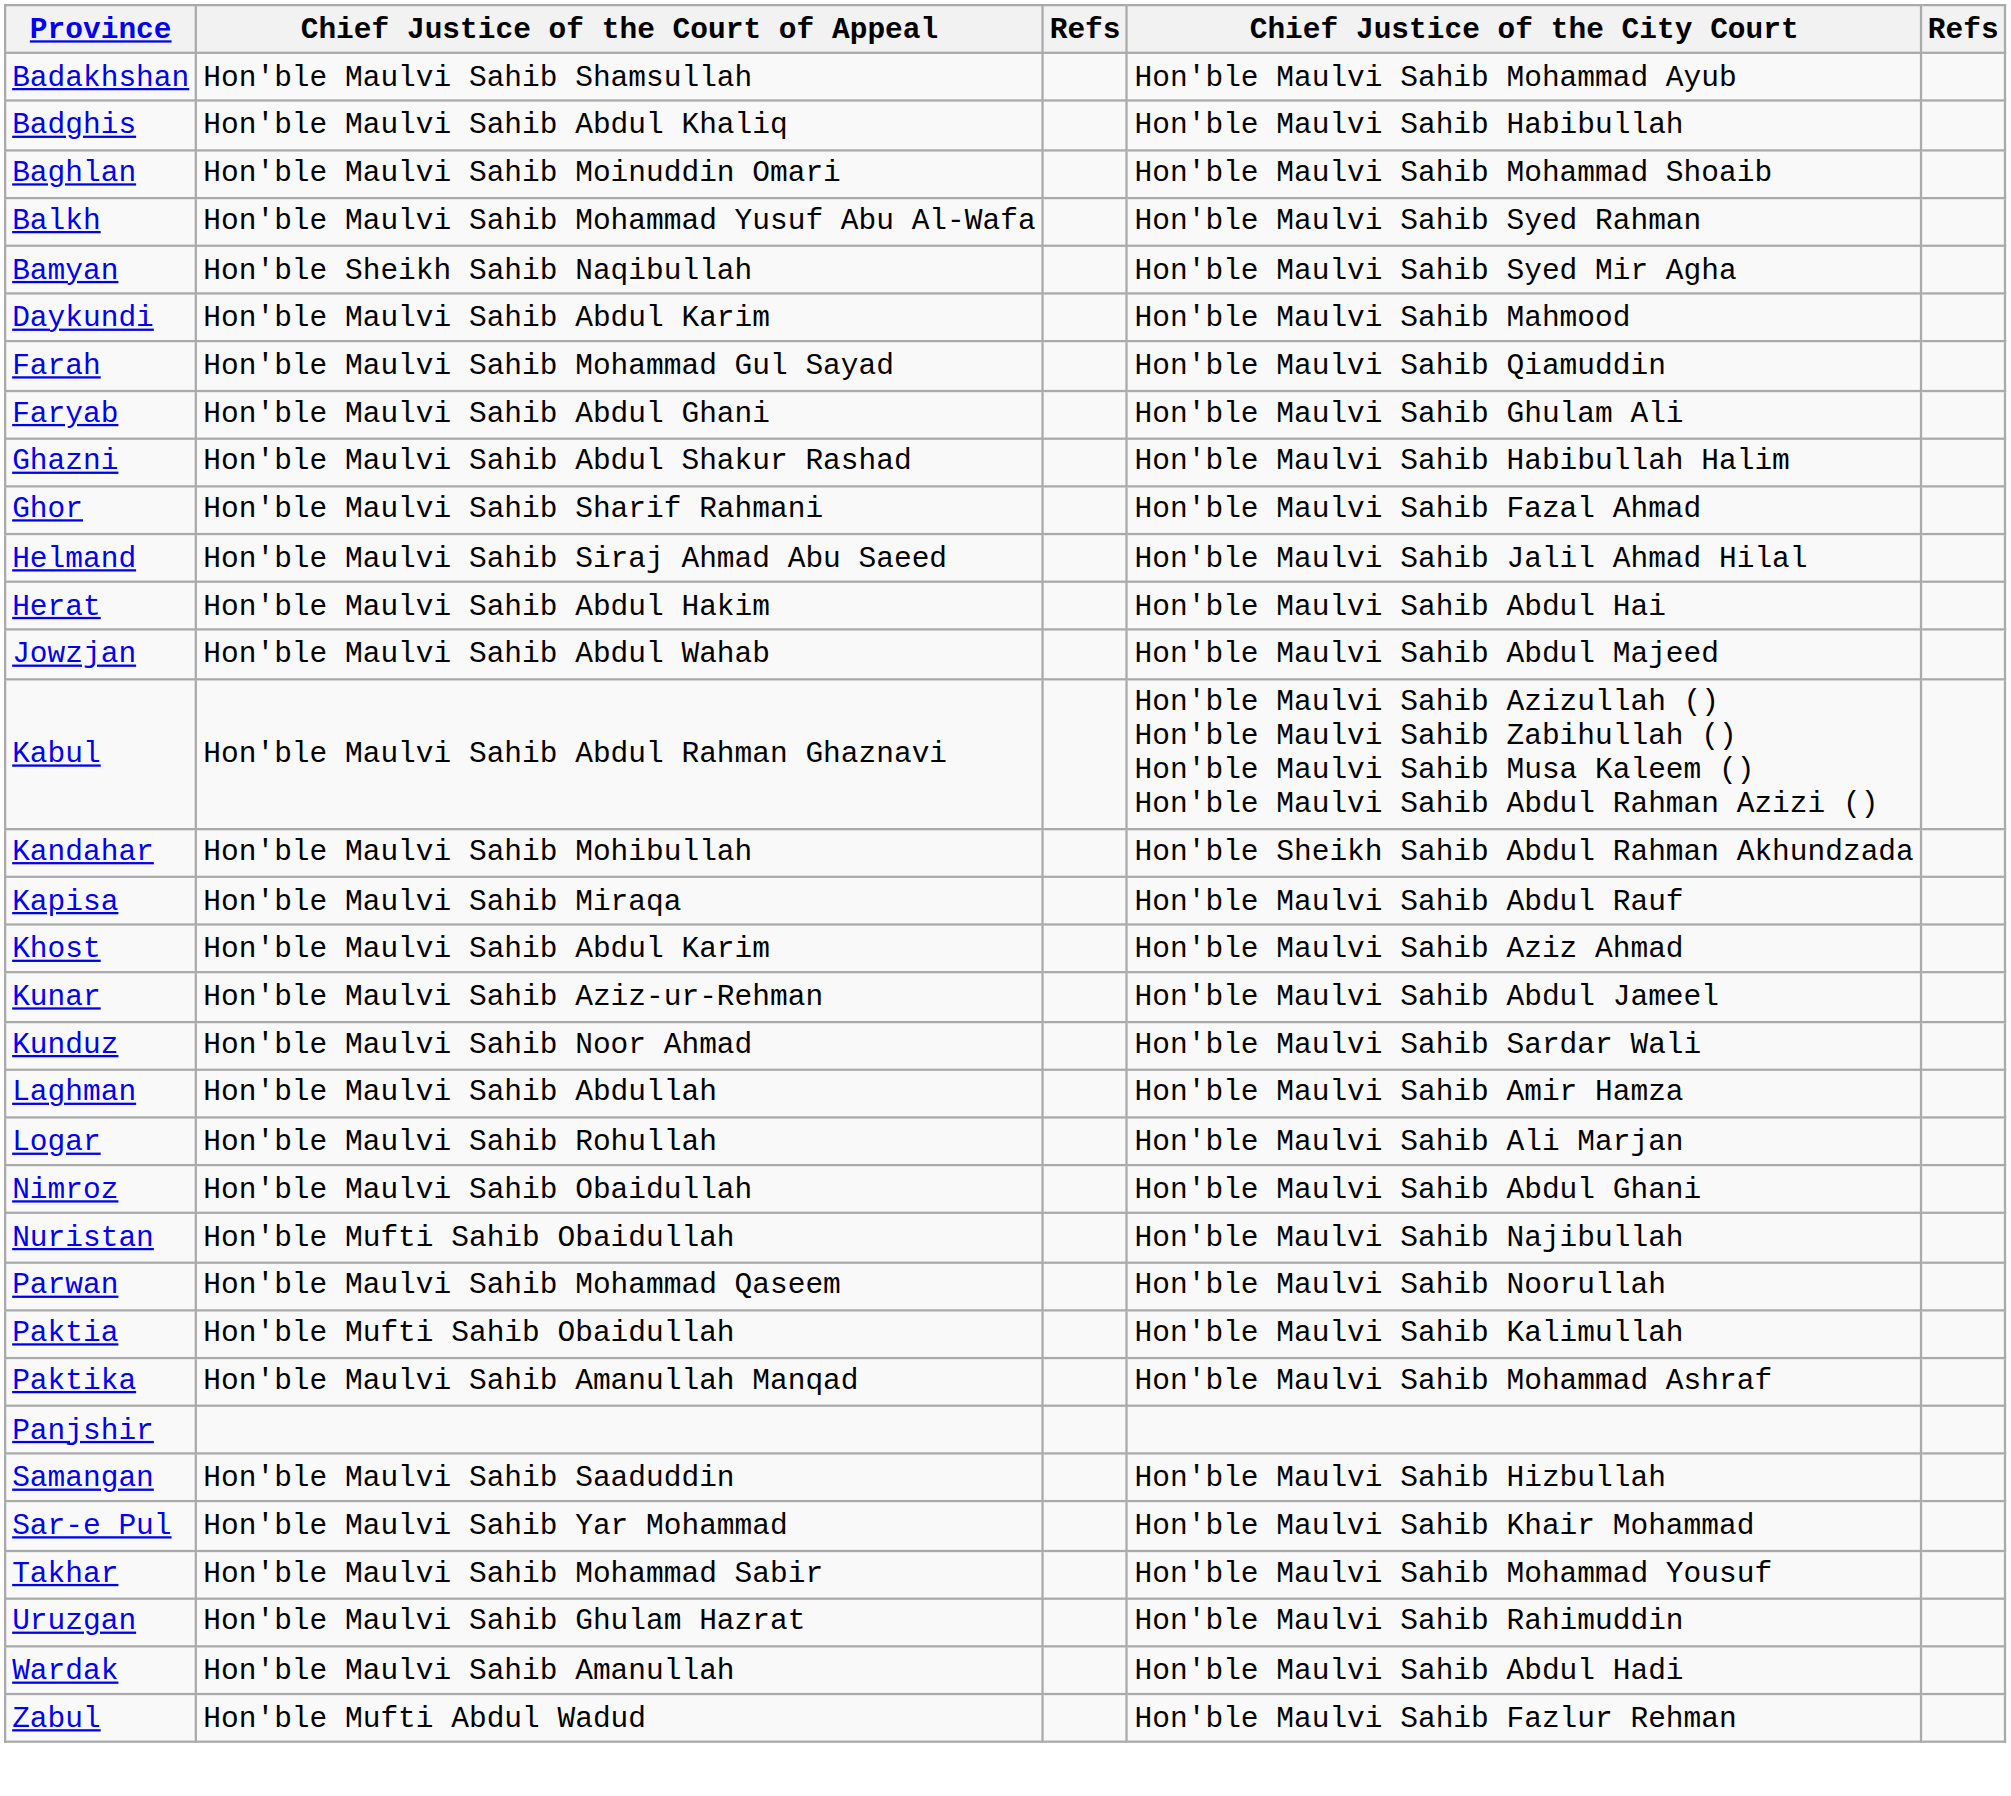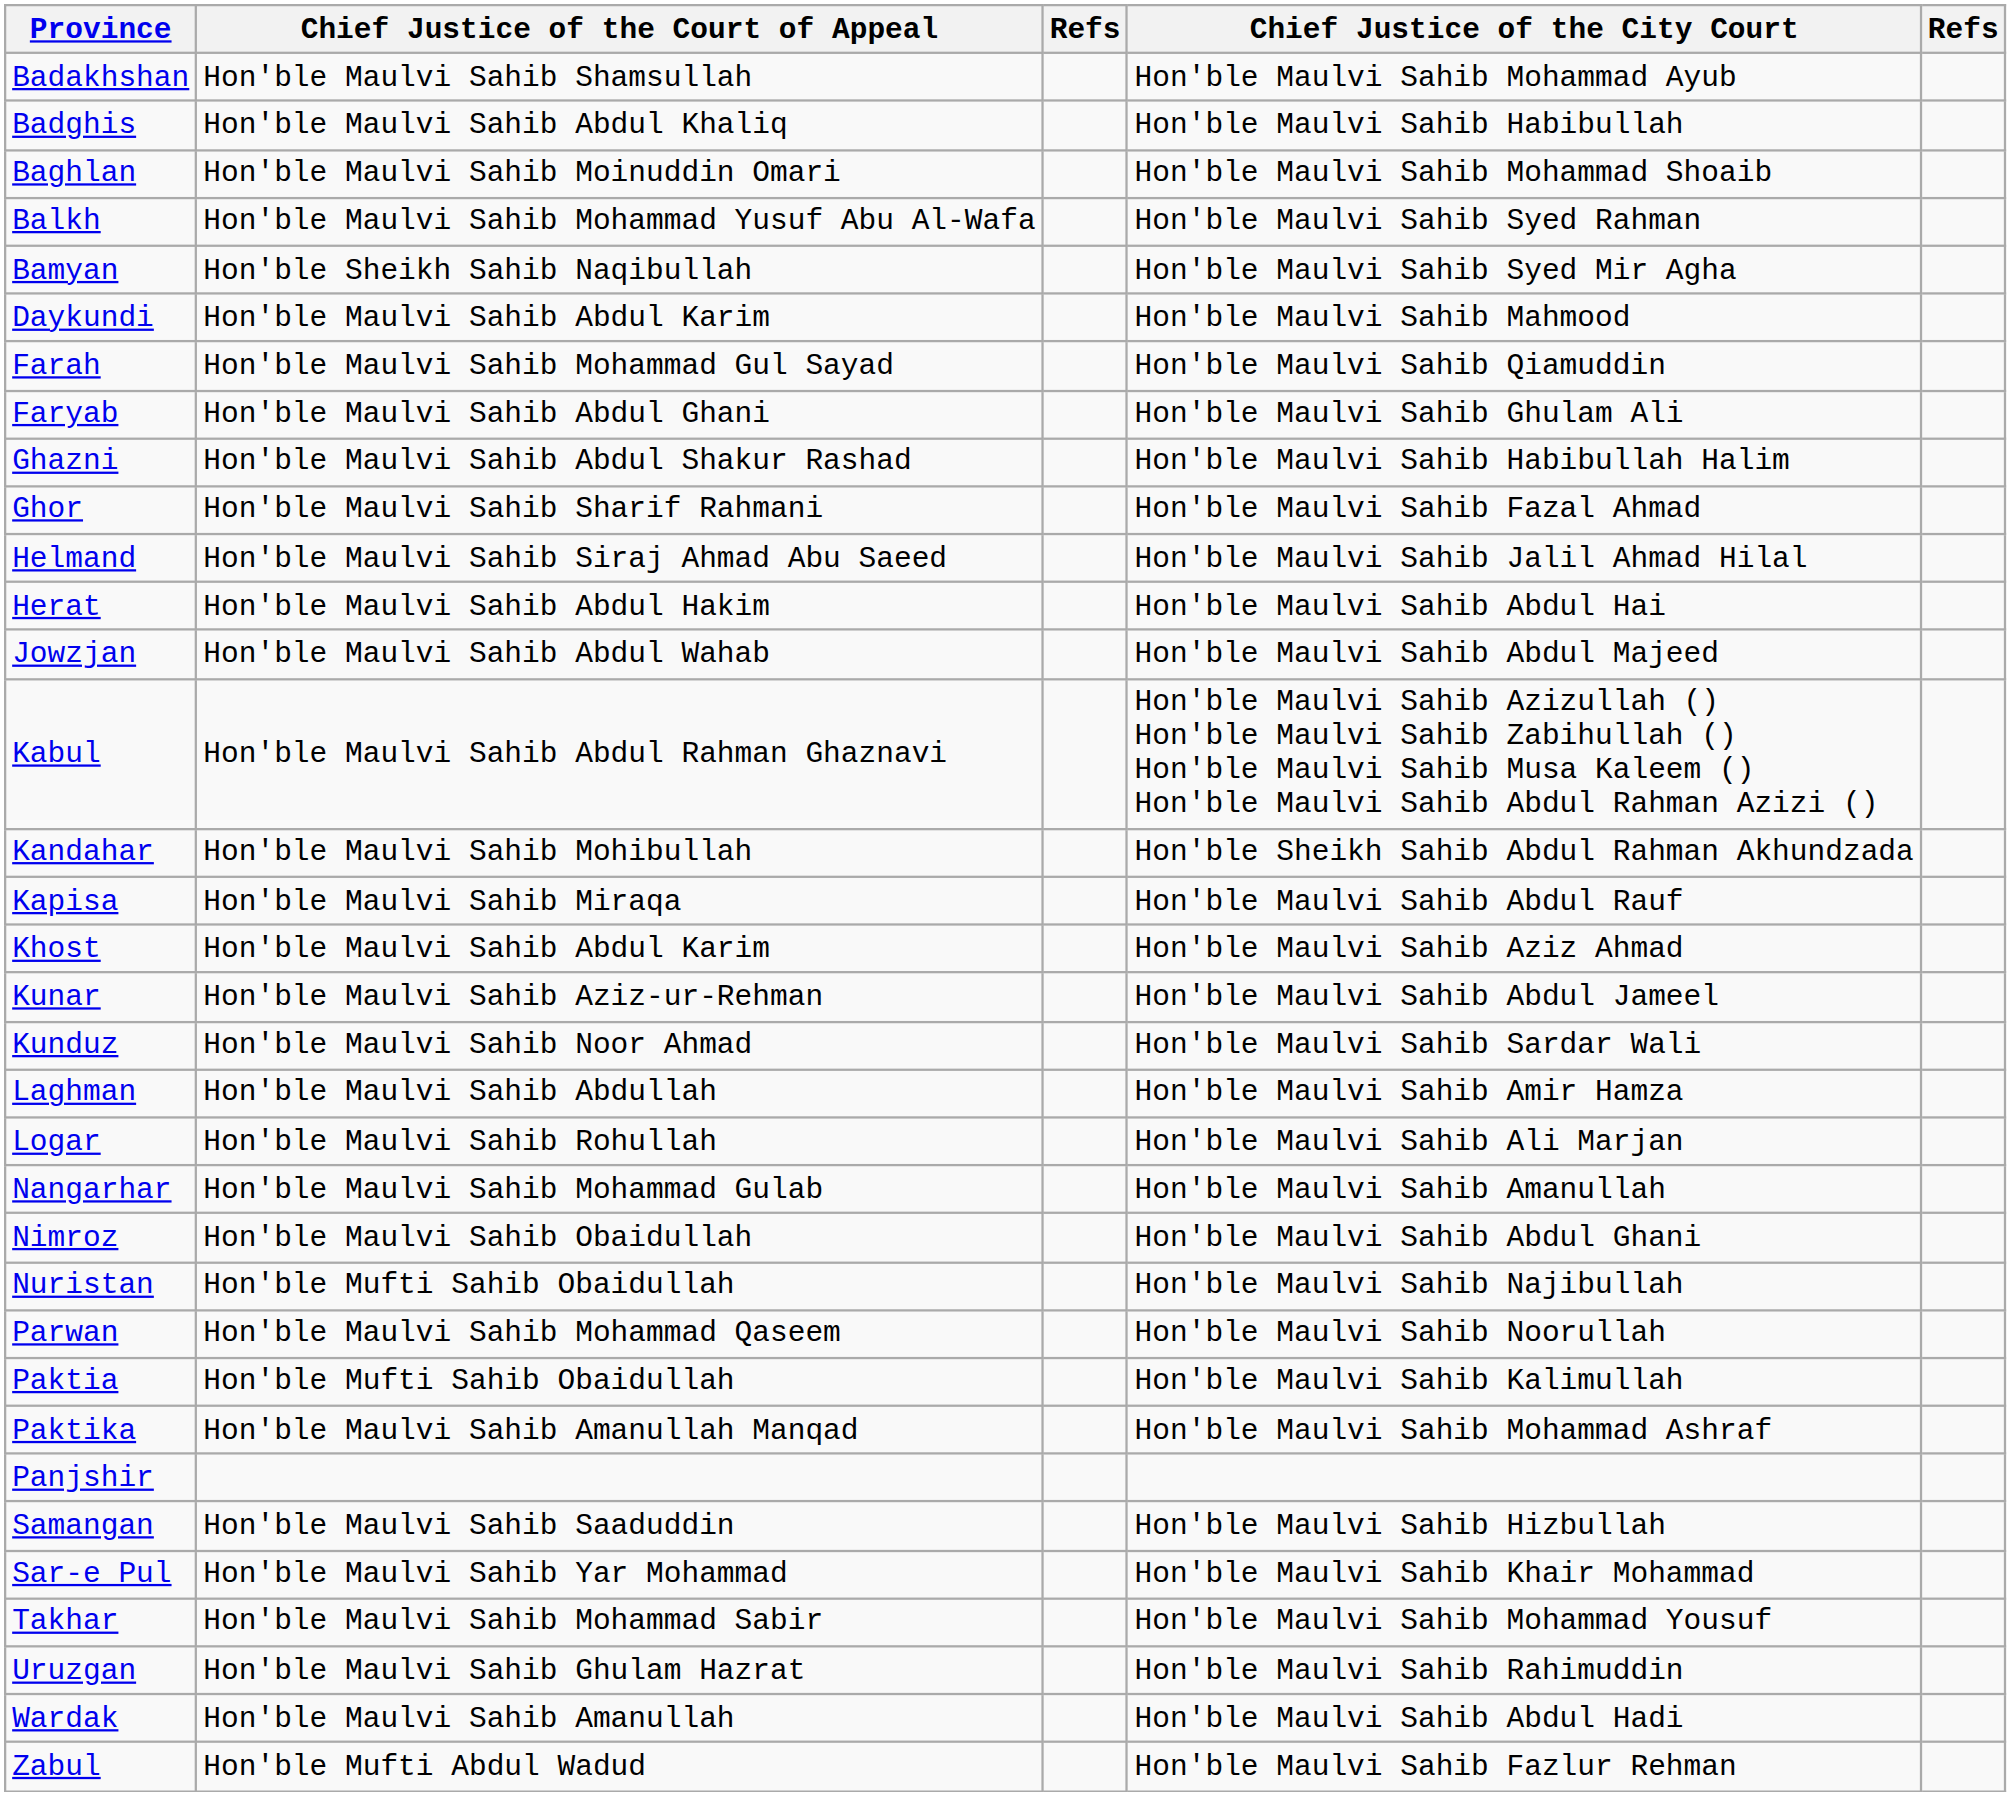+ row: (92, 1189)
